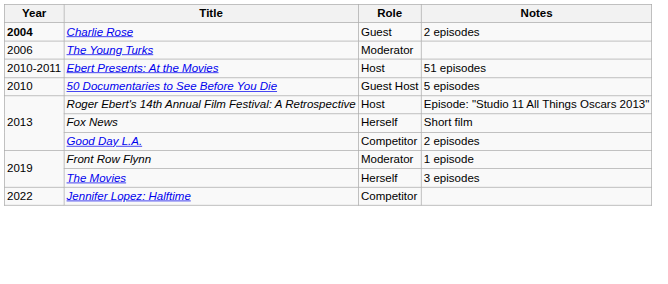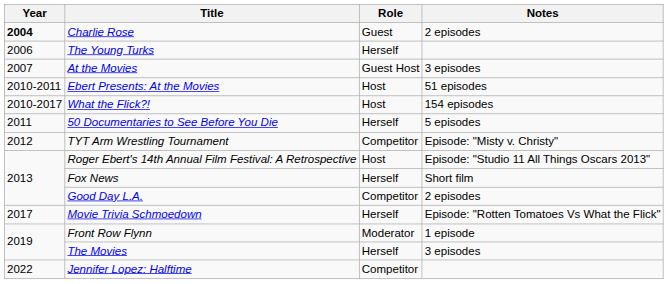(387, 50) Moderator -> (380, 50) Herself
+ row: (102, 68)
+ row: (109, 104)
(20, 86) 2010 -> (19, 123) 2011
(390, 86) Guest Host -> (380, 123) Herself
+ row: (148, 141)
+ row: (135, 214)
